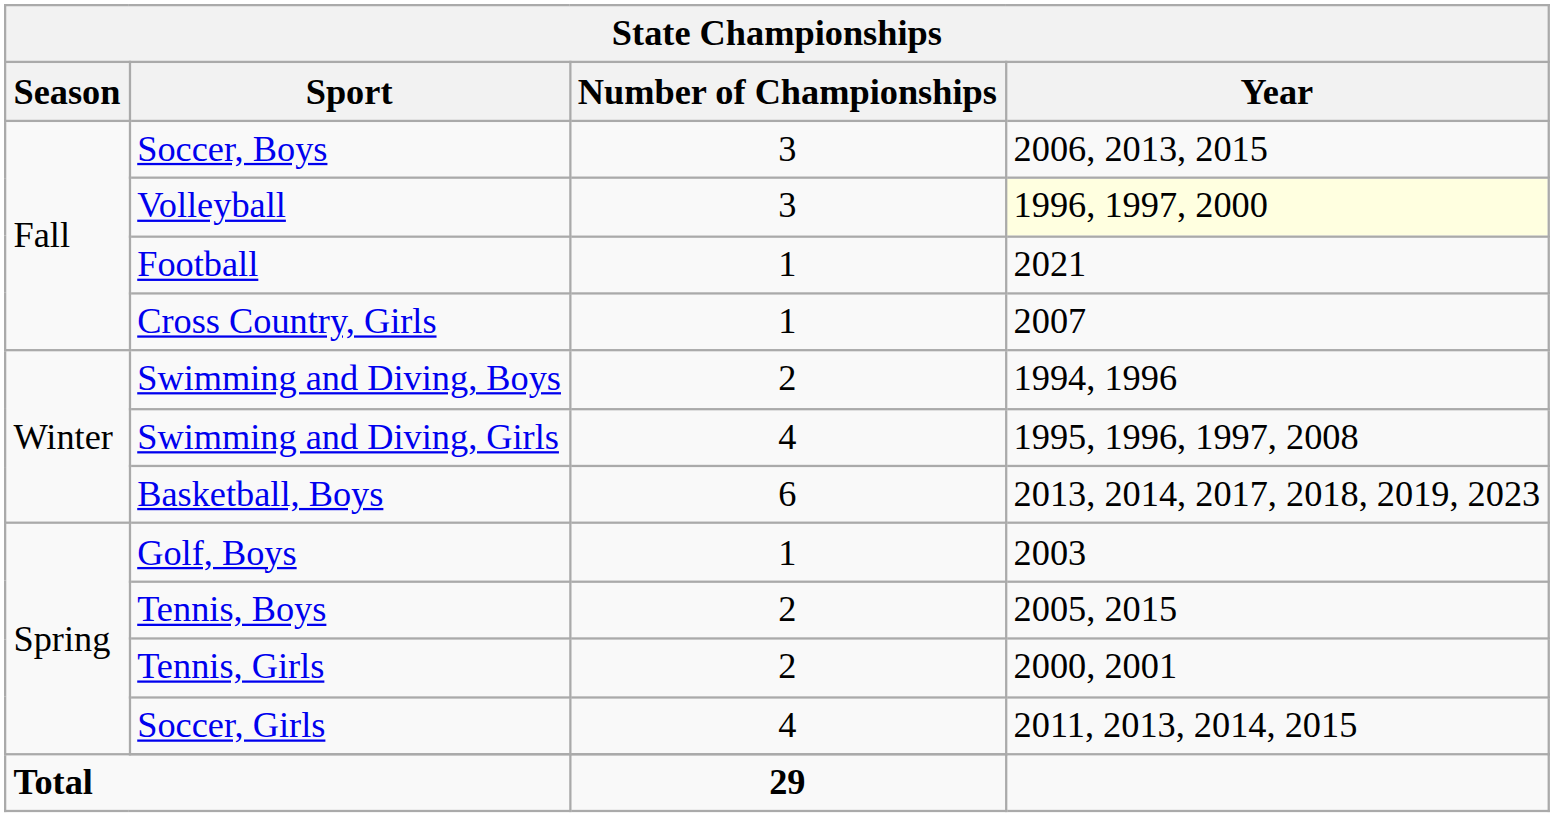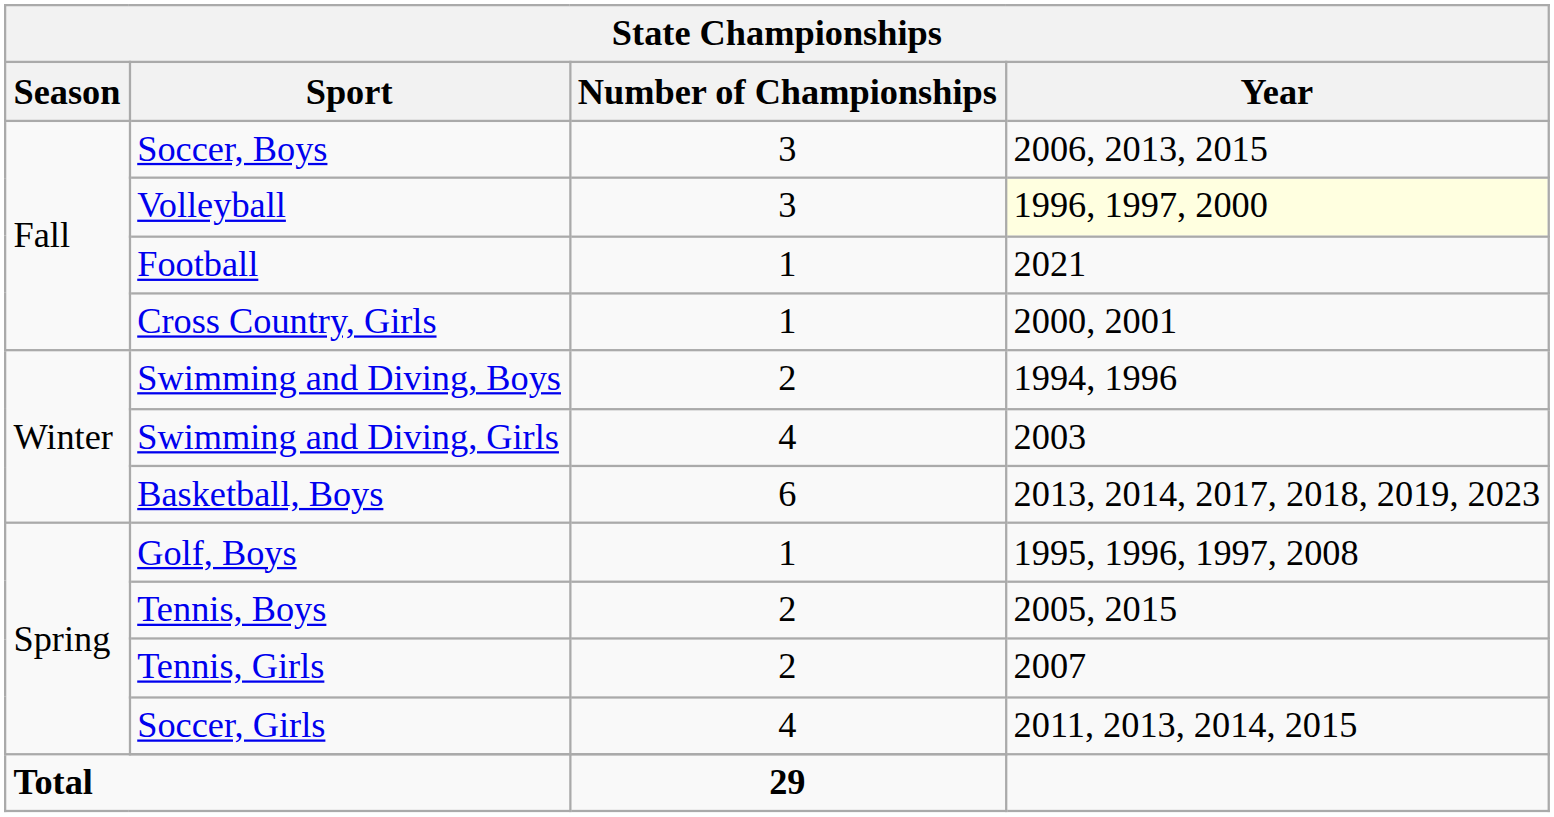(1050, 321) 2007 -> (1095, 321) 2000, 2001
(1186, 436) 1995, 1996, 1997, 2008 -> (1050, 436) 2003
(1050, 551) 2003 -> (1186, 551) 1995, 1996, 1997, 2008
(1095, 666) 2000, 2001 -> (1050, 666) 2007
